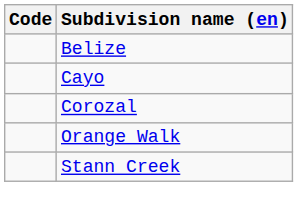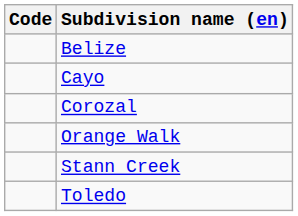+ row: (94, 196)
